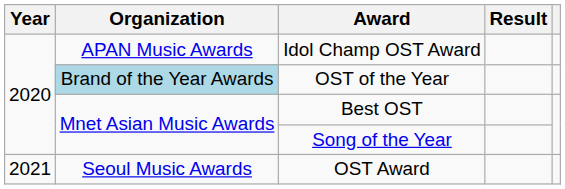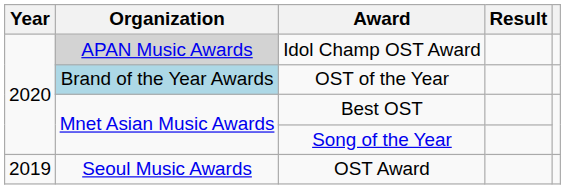(167, 49) no background -> (167, 49) lightgrey background
(30, 169) 2021 -> (30, 169) 2019
